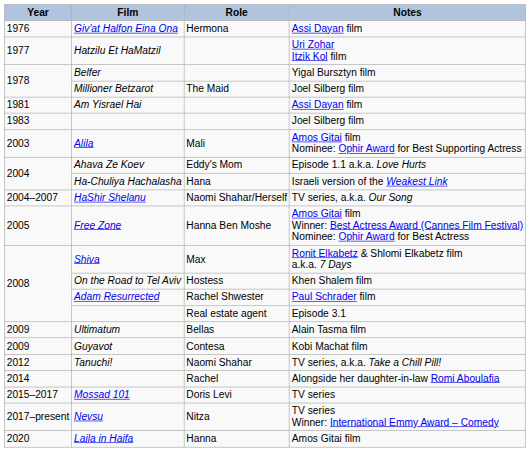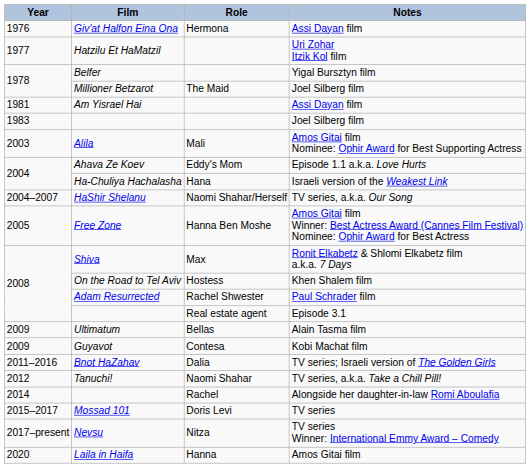+ row: (107, 362)
